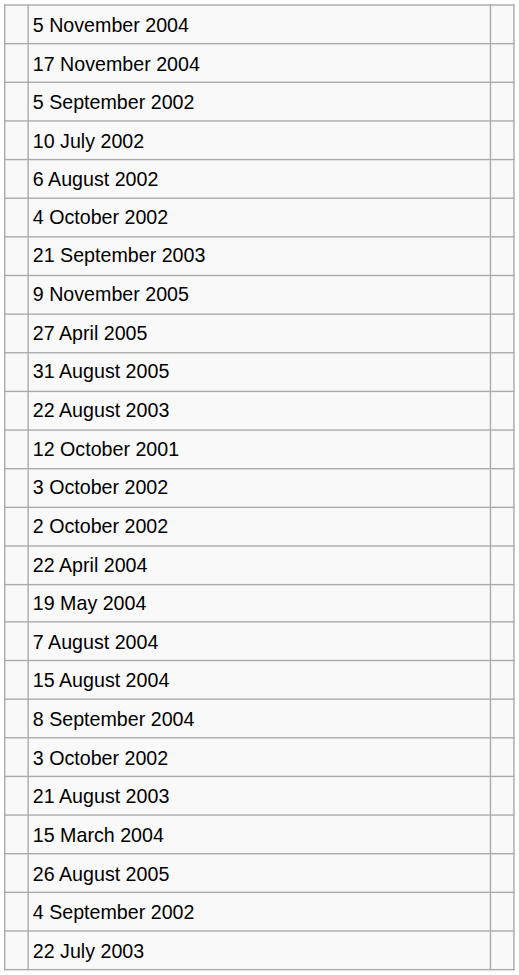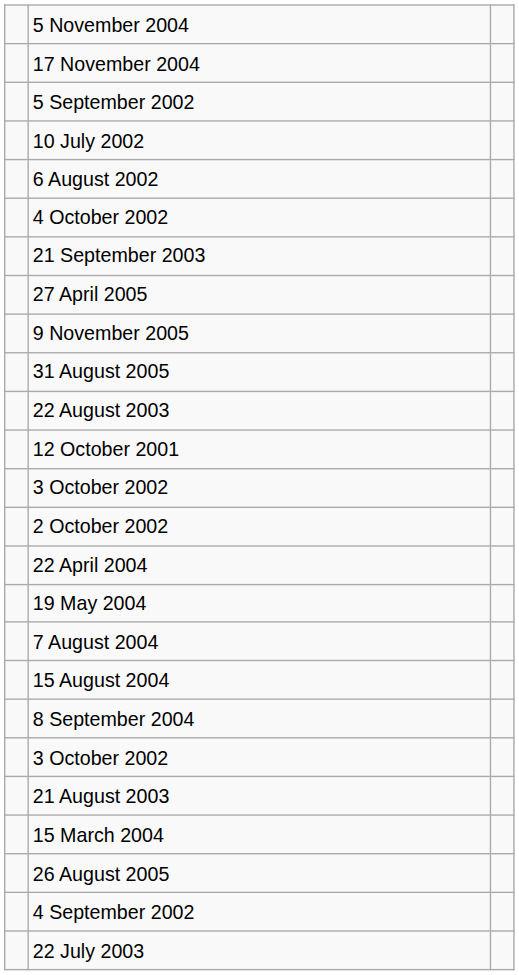rows swapped: (16, 333) <-> (16, 295)
